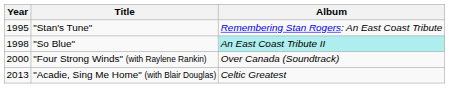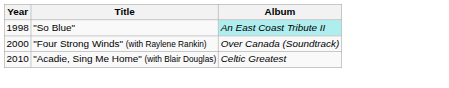- row: (63, 28)
(18, 75) 2013 -> (18, 59) 2010
